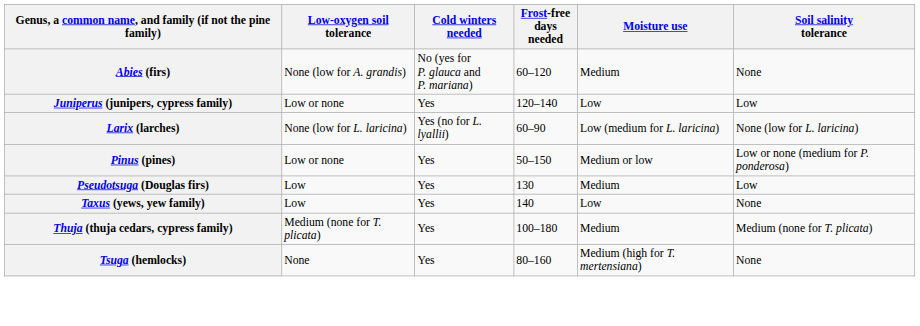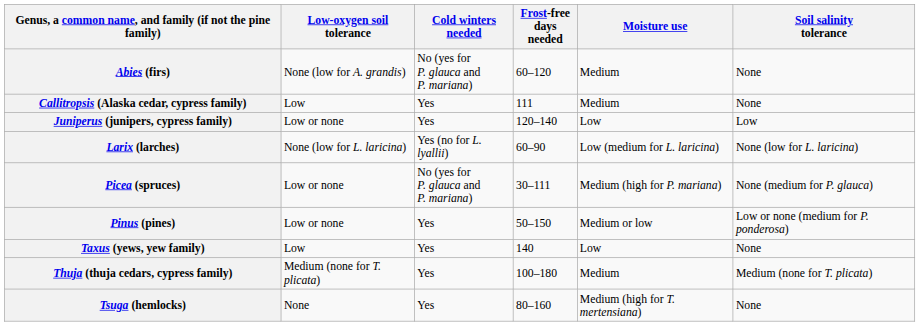+ row: (143, 103)
+ row: (143, 185)
- row: (143, 185)
